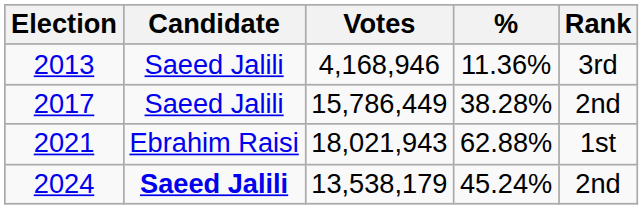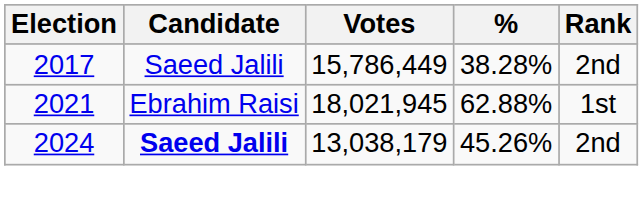- row: (64, 64)
(379, 143) 18,021,943 -> (379, 103) 18,021,945
(379, 183) 13,538,179 -> (379, 143) 13,038,179
(506, 183) 45.24% -> (506, 143) 45.26%
